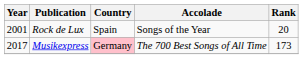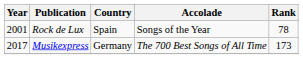(284, 29) 20 -> (284, 29) 78
(113, 45) pink background -> (113, 45) no background
